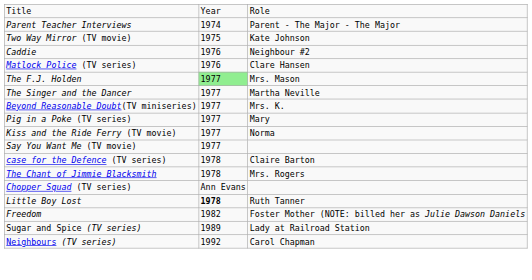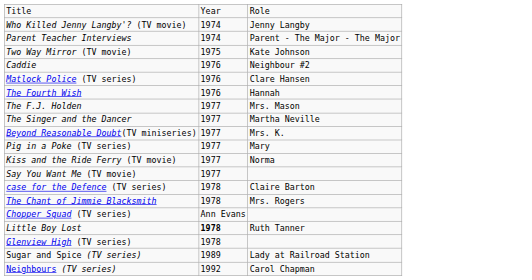+ row: (96, 25)
+ row: (44, 92)
(211, 79) lightgreen background -> (211, 106) no background
+ row: (69, 242)
- row: (24, 214)
